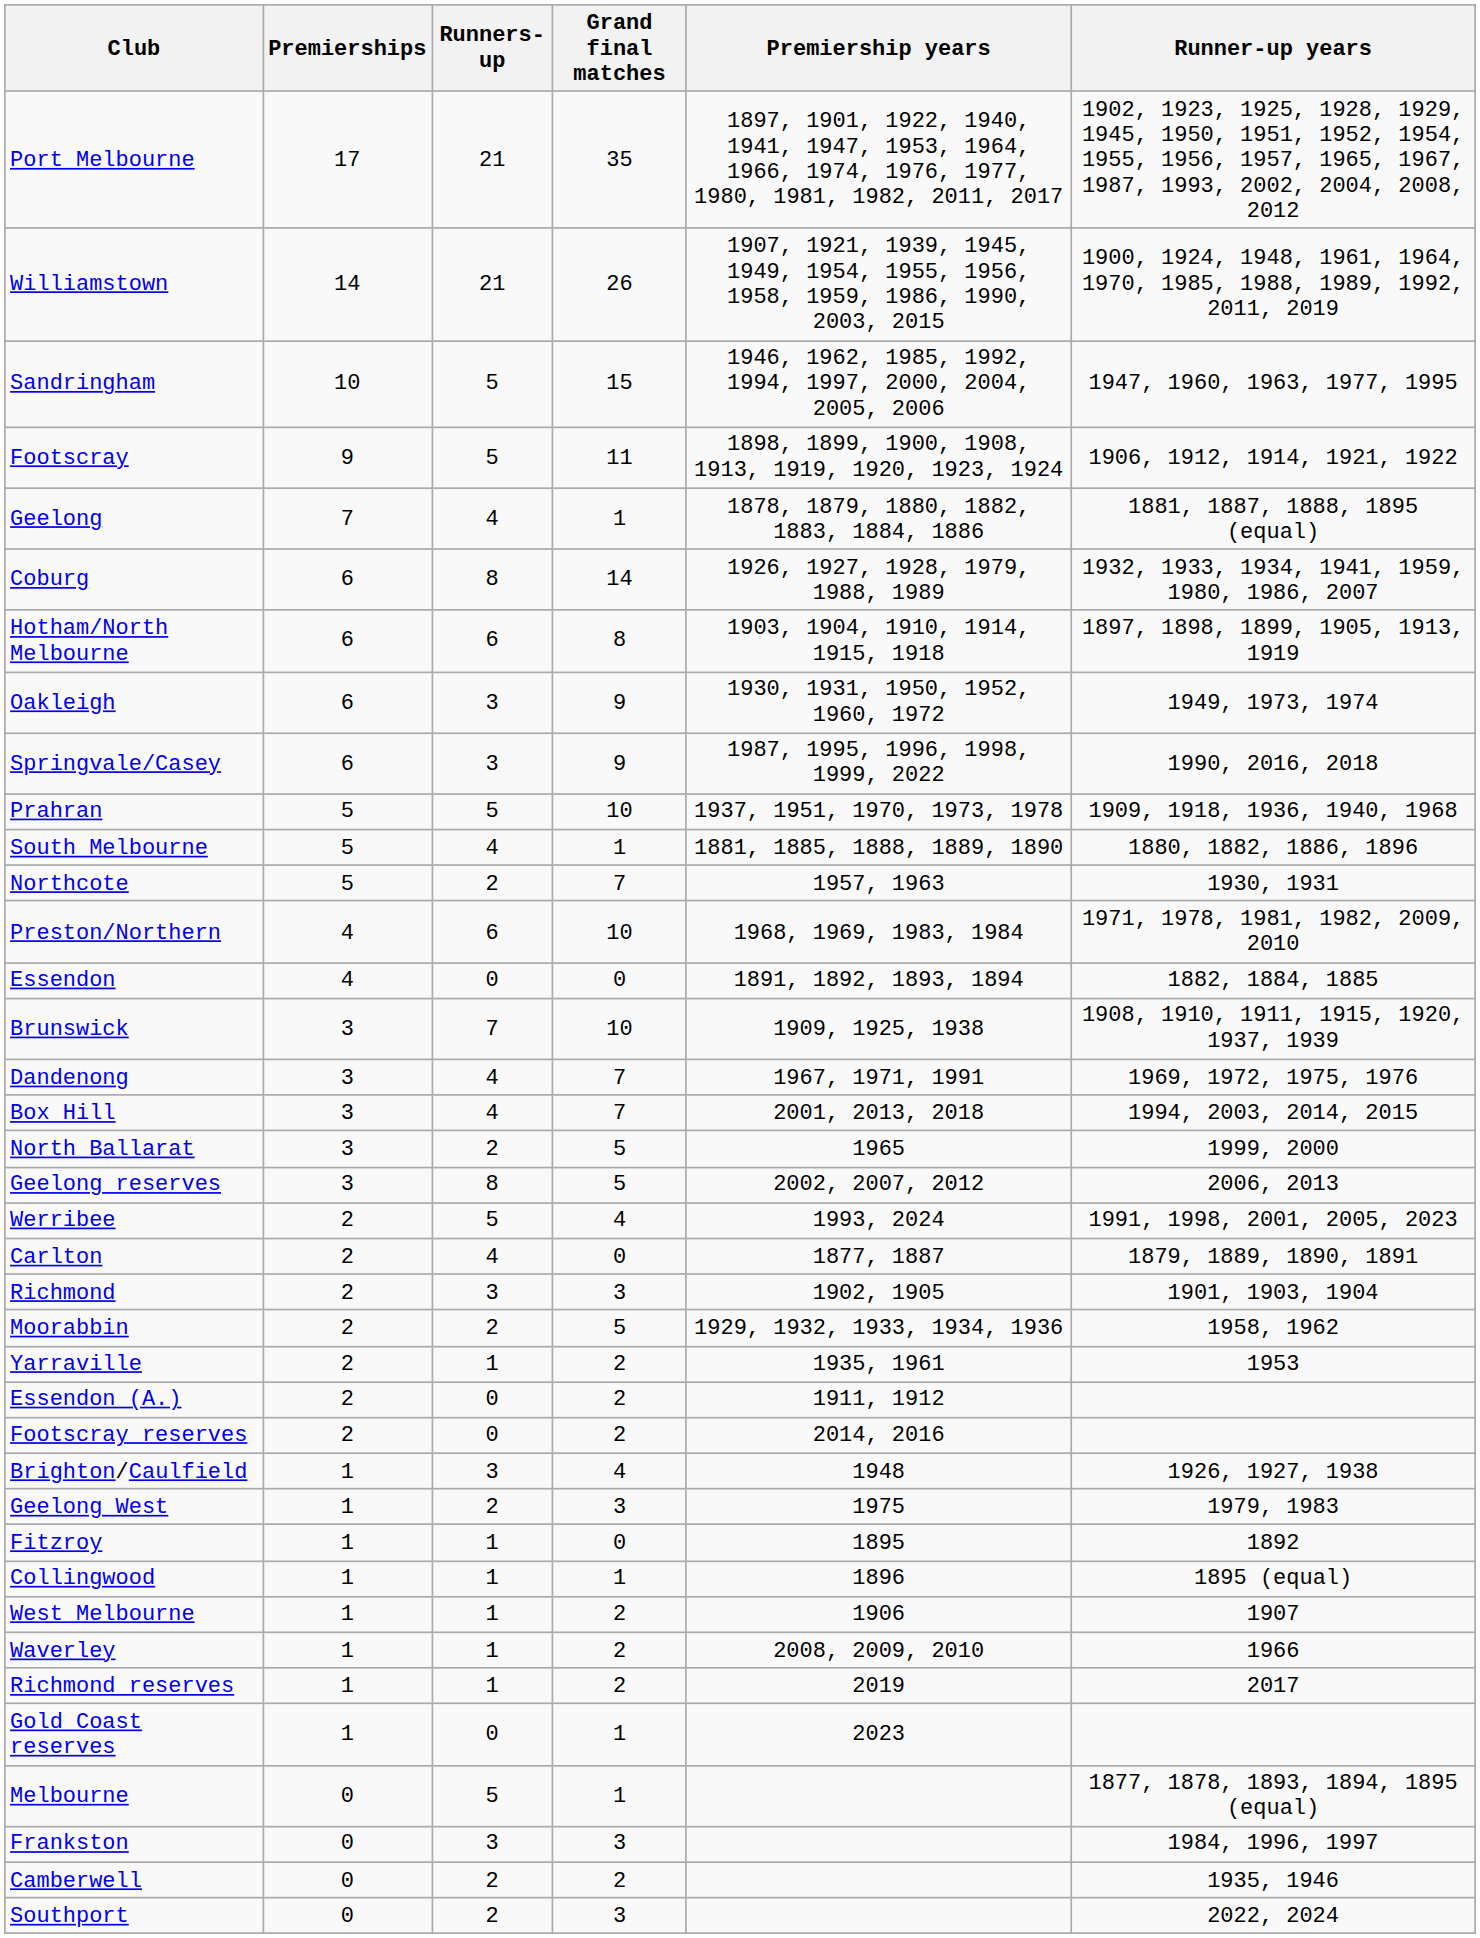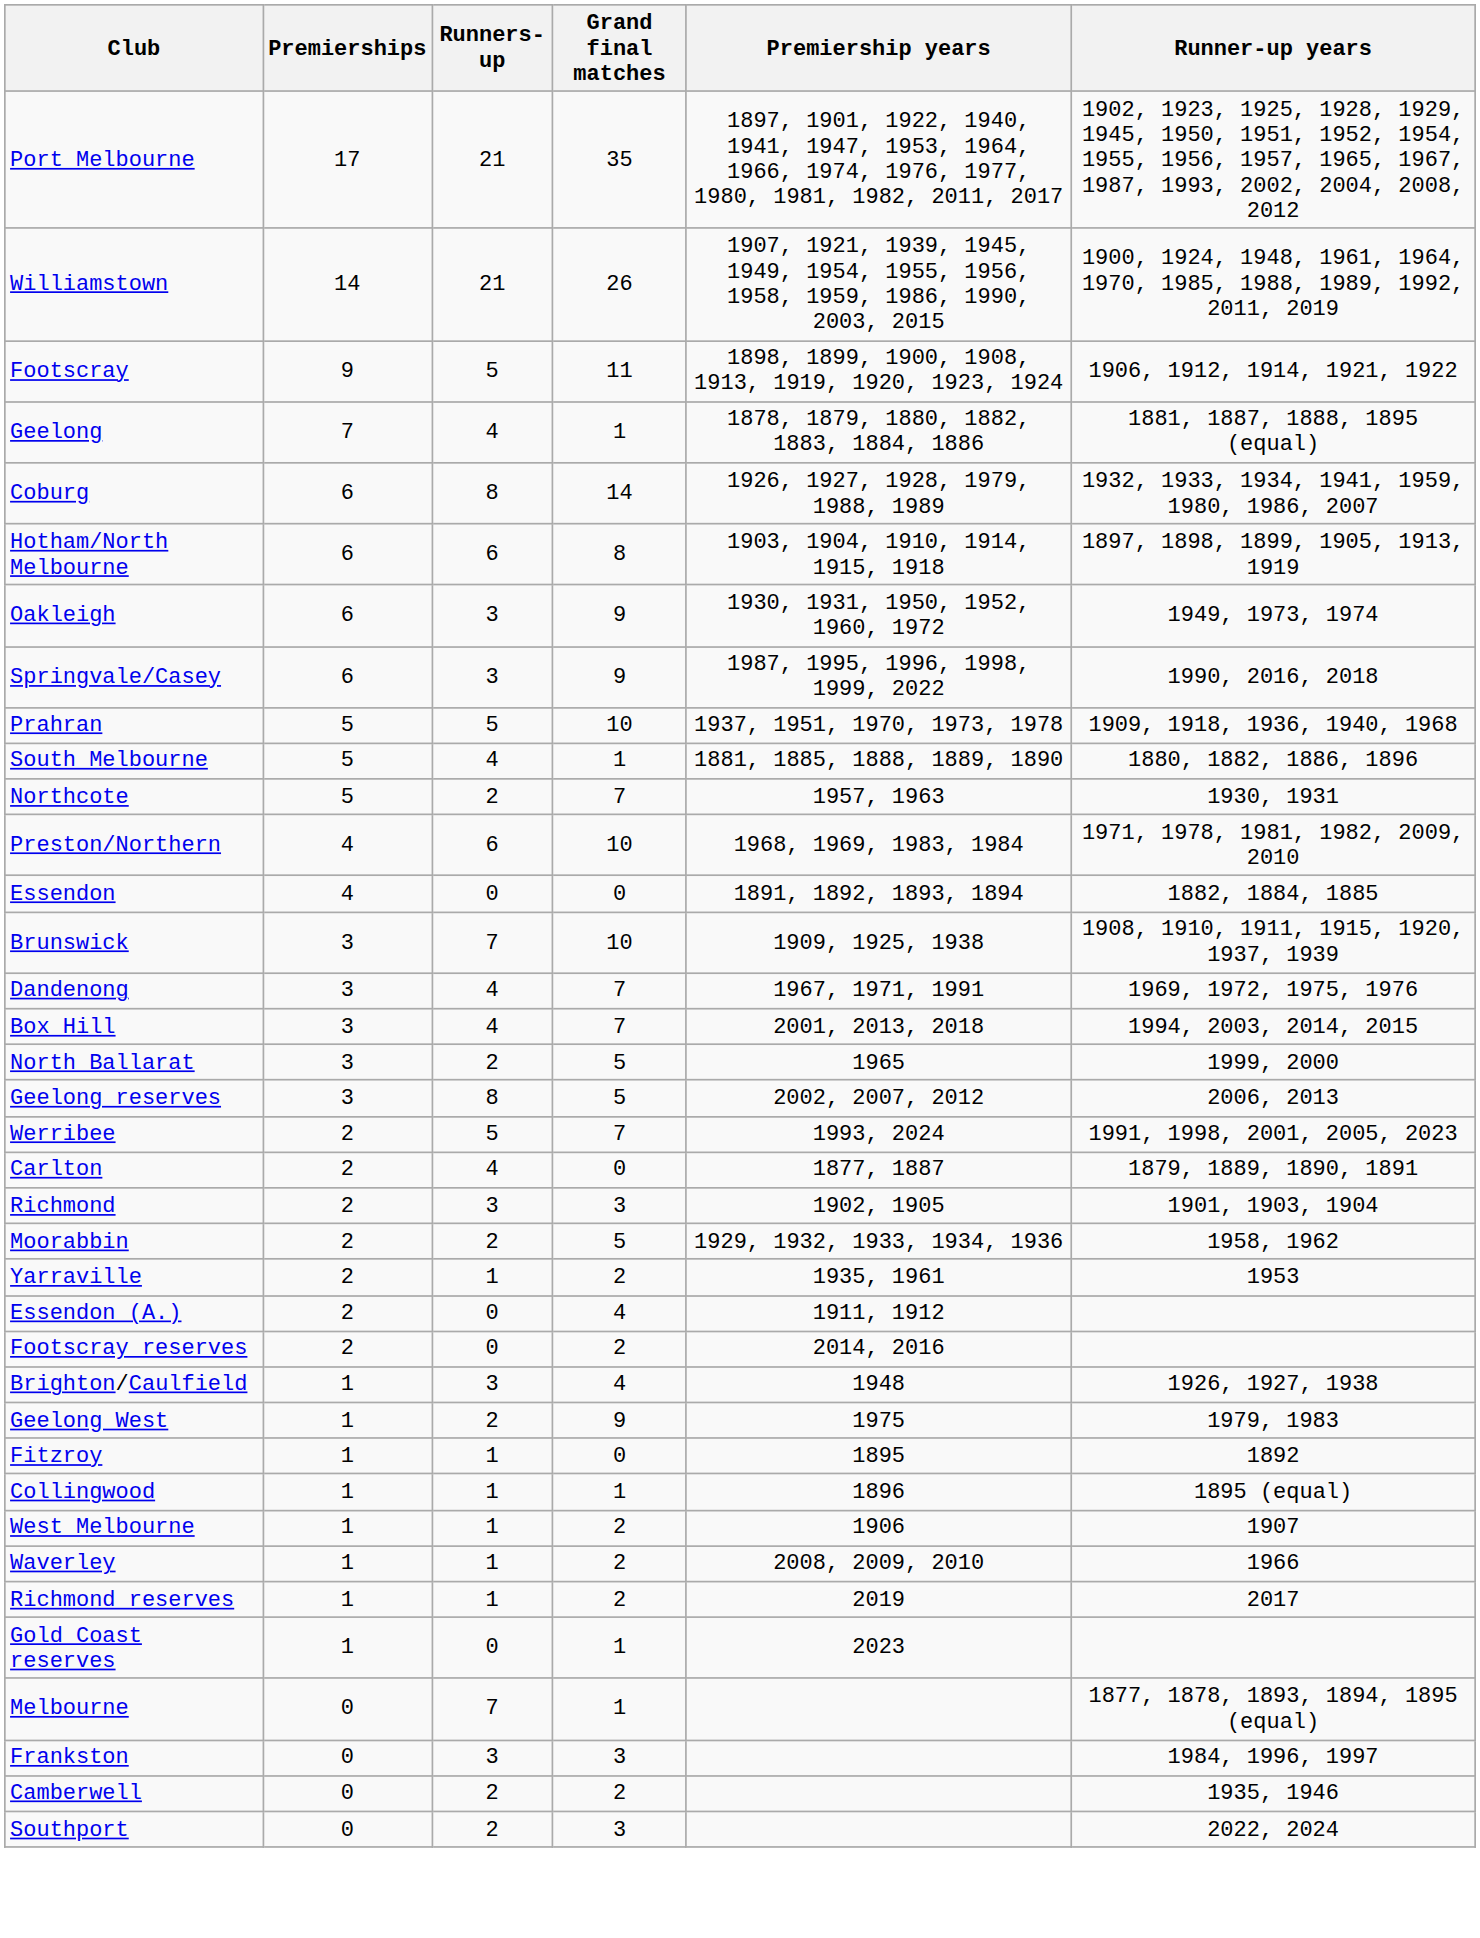- row: (83, 384)
(620, 1221) 4 -> (620, 1134) 7
(620, 1400) 2 -> (620, 1313) 4
(620, 1507) 3 -> (620, 1420) 9
(492, 1796) 5 -> (492, 1709) 7
